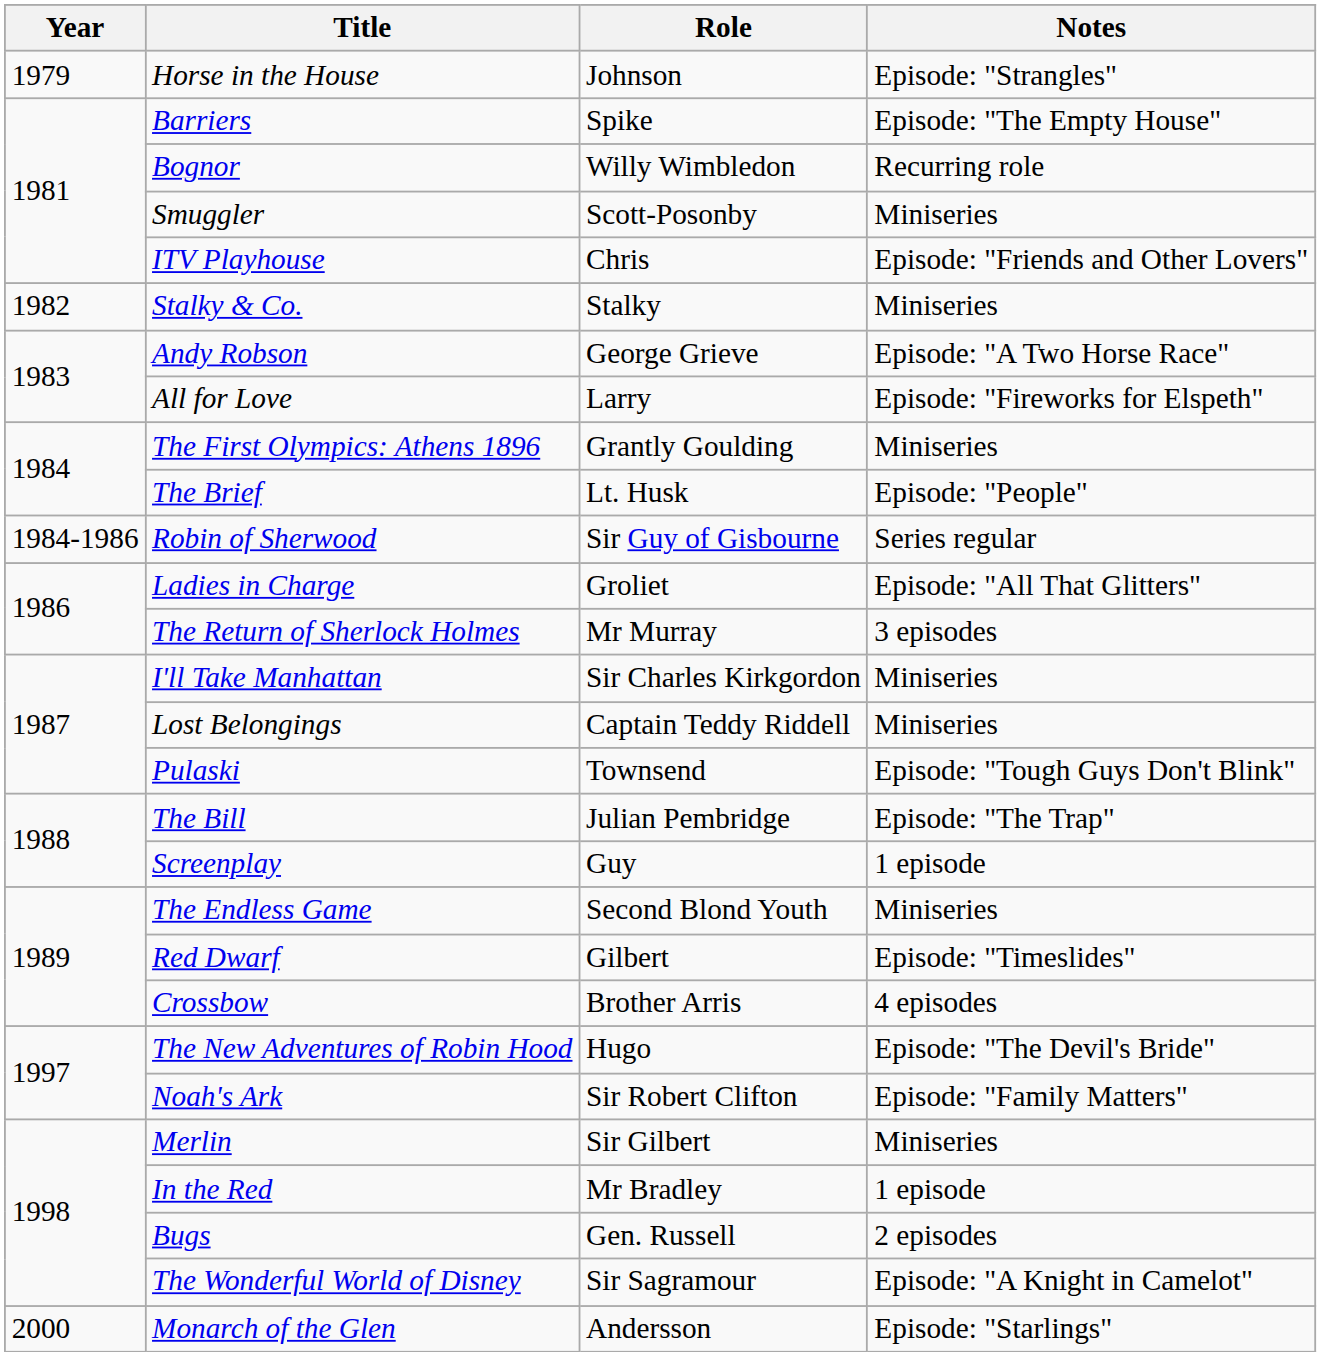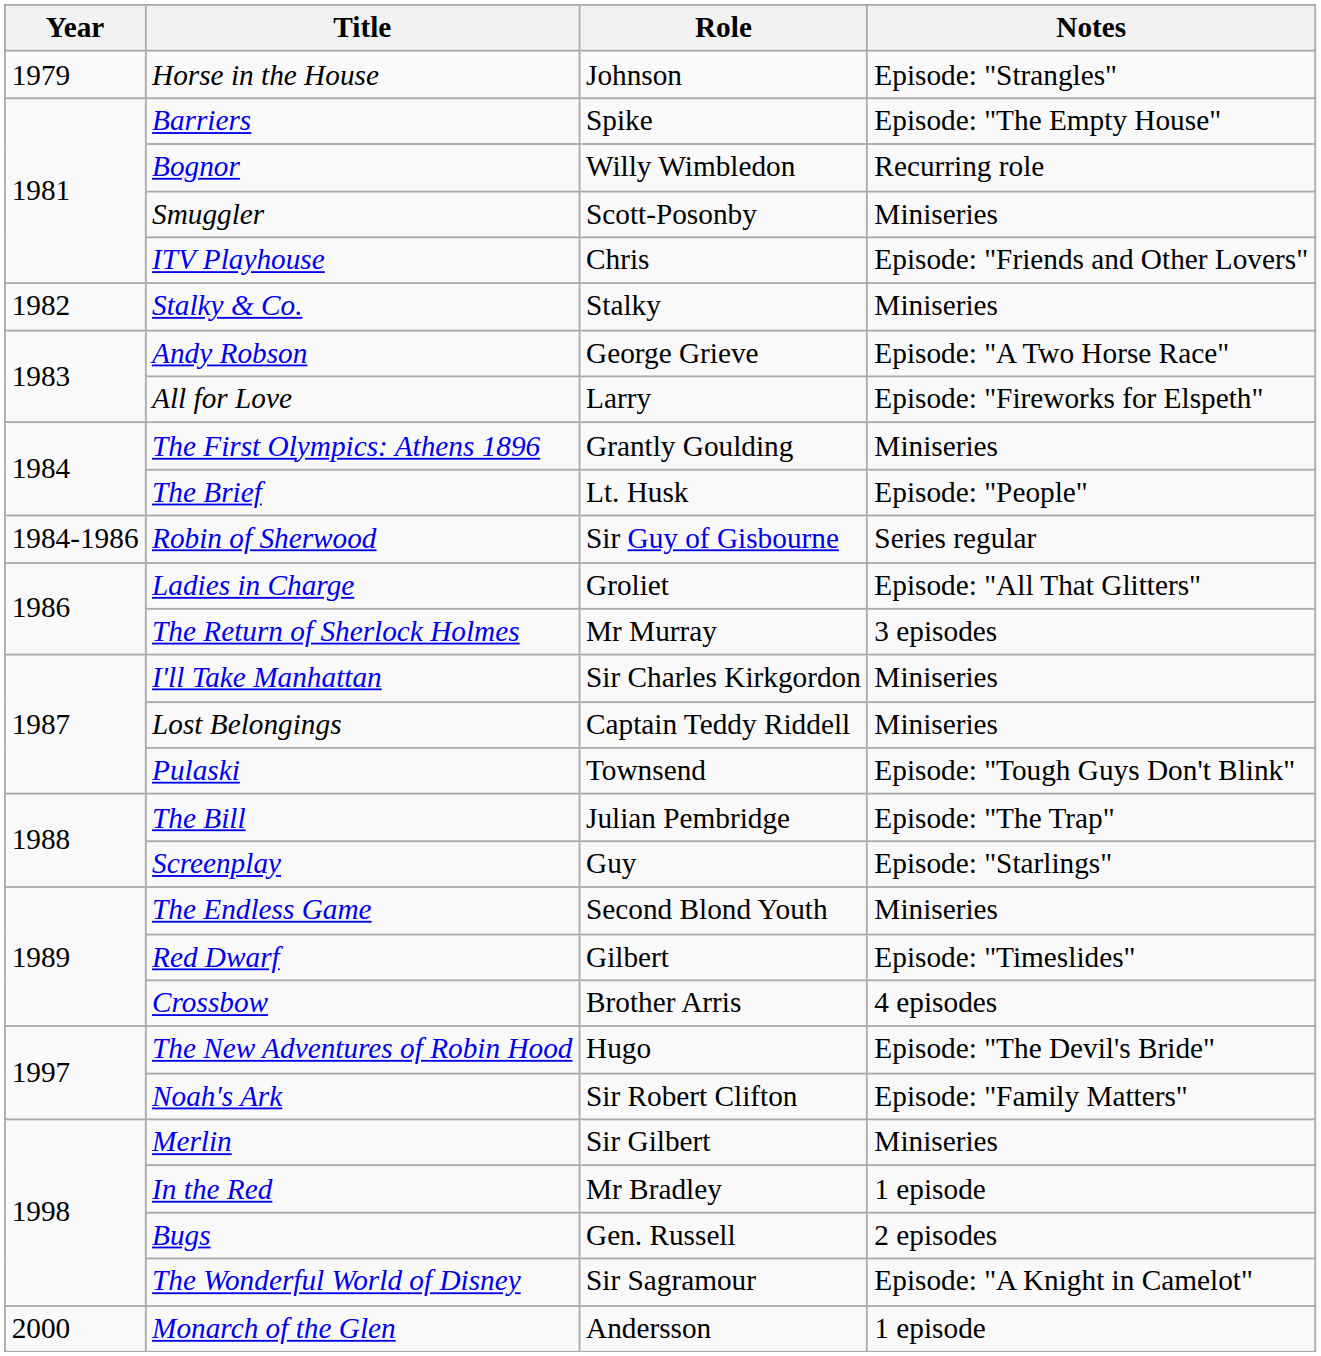(930, 863) 1 episode -> (993, 863) Episode: "Starlings"
(993, 1327) Episode: "Starlings" -> (930, 1327) 1 episode
